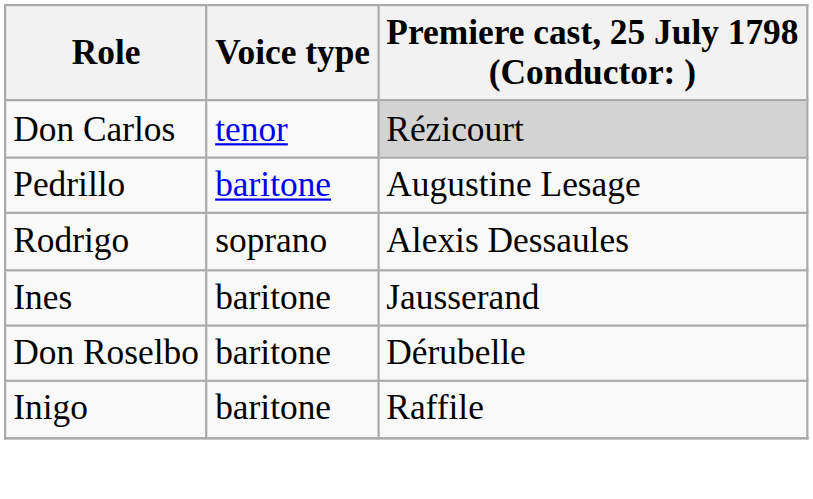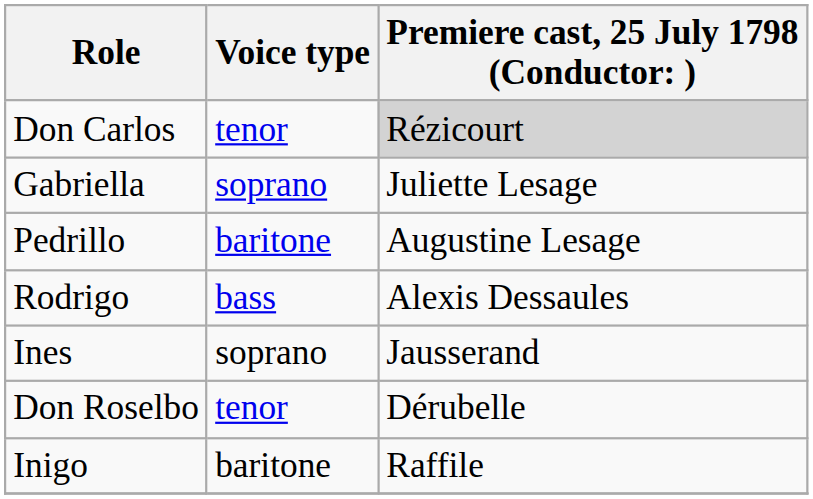+ row: (79, 184)
(271, 240) soprano -> (246, 296) bass
(273, 296) baritone -> (271, 352) soprano
(273, 352) baritone -> (252, 408) tenor
